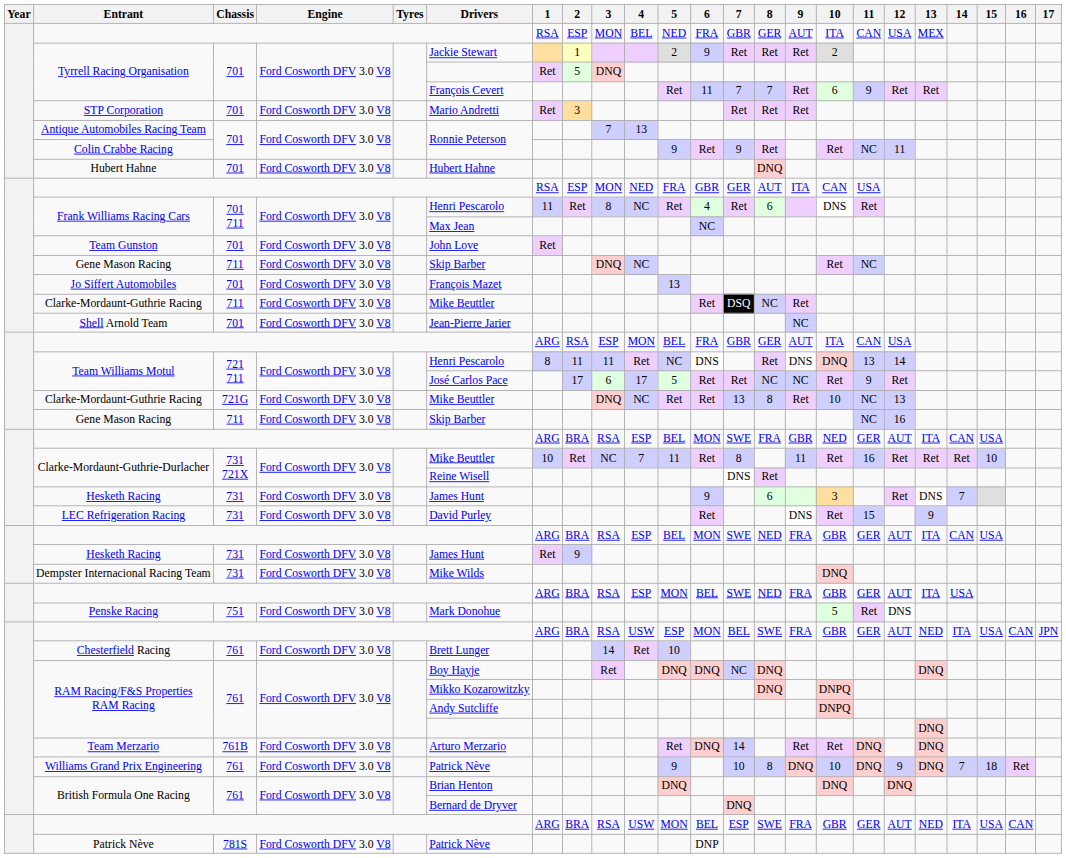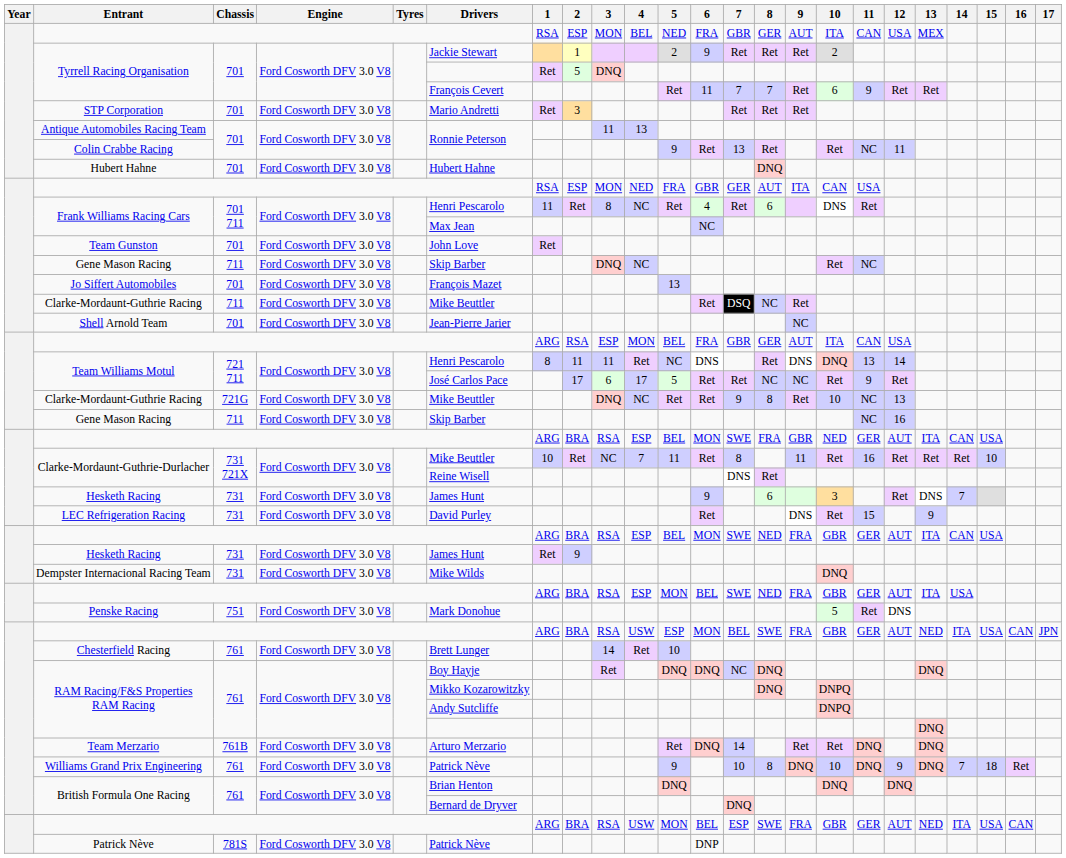(608, 129) 7 -> (608, 129) 11
(739, 148) 9 -> (739, 148) 13
(739, 399) 13 -> (739, 399) 9
